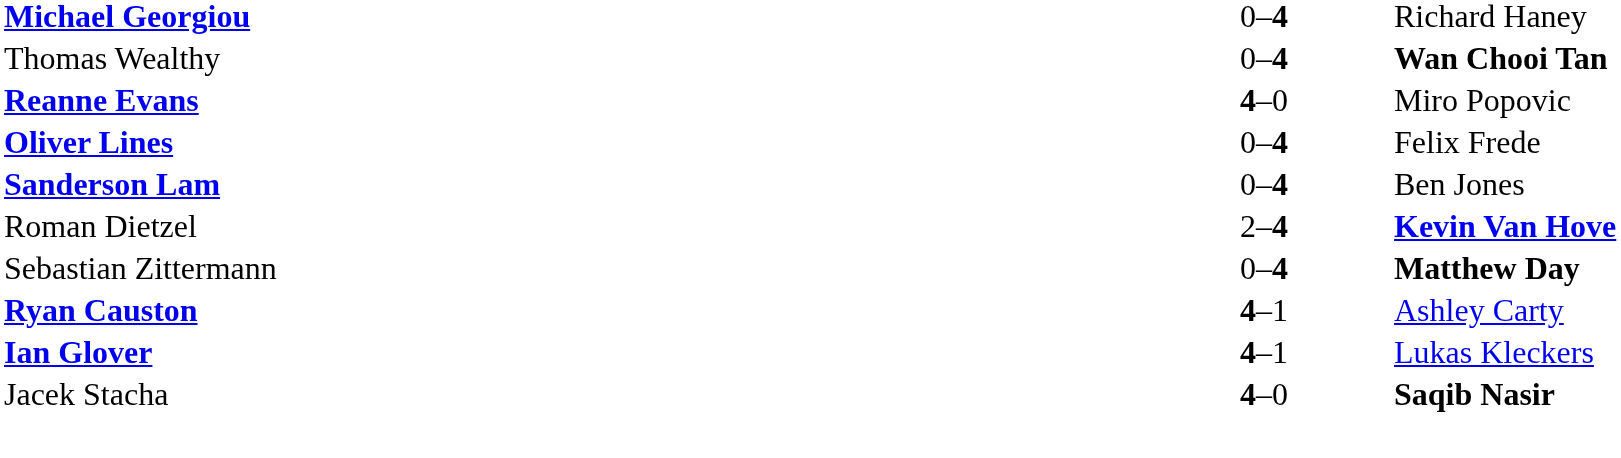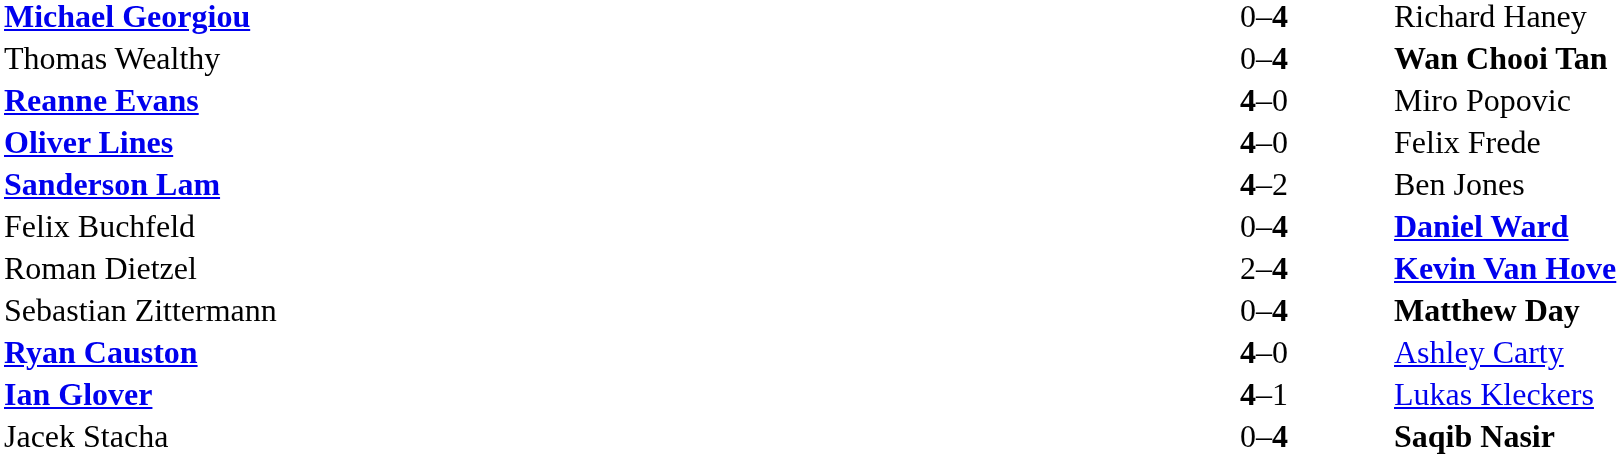(1264, 142) 0–4 -> (1264, 142) 4–0
(1264, 184) 0–4 -> (1264, 184) 4–2
+ row: (100, 226)
(1264, 310) 4–1 -> (1264, 352) 4–0
(1264, 394) 4–0 -> (1264, 436) 0–4
